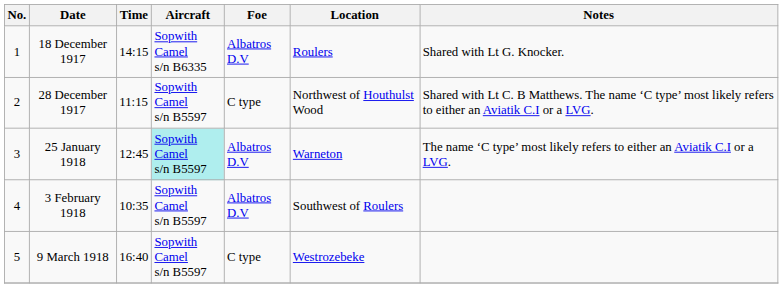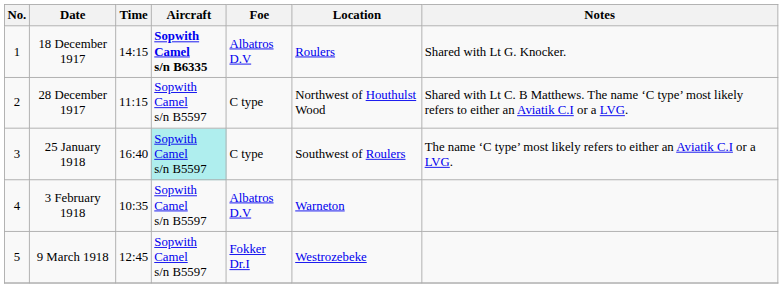(181, 51) normal -> (181, 51) bold
(134, 154) 12:45 -> (134, 154) 16:40
(249, 154) Albatros D.V -> (246, 154) C type
(318, 154) Warneton -> (350, 154) Southwest of Roulers
(348, 205) Southwest of Roulers -> (320, 205) Warneton
(134, 257) 16:40 -> (134, 257) 12:45
(244, 257) C type -> (248, 257) Fokker Dr.I
